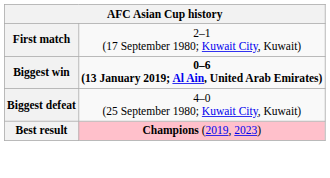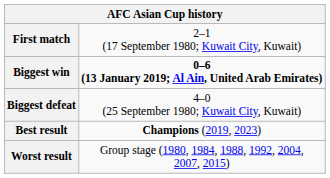(202, 131) pink background -> (202, 131) no background
+ row: (41, 156)
